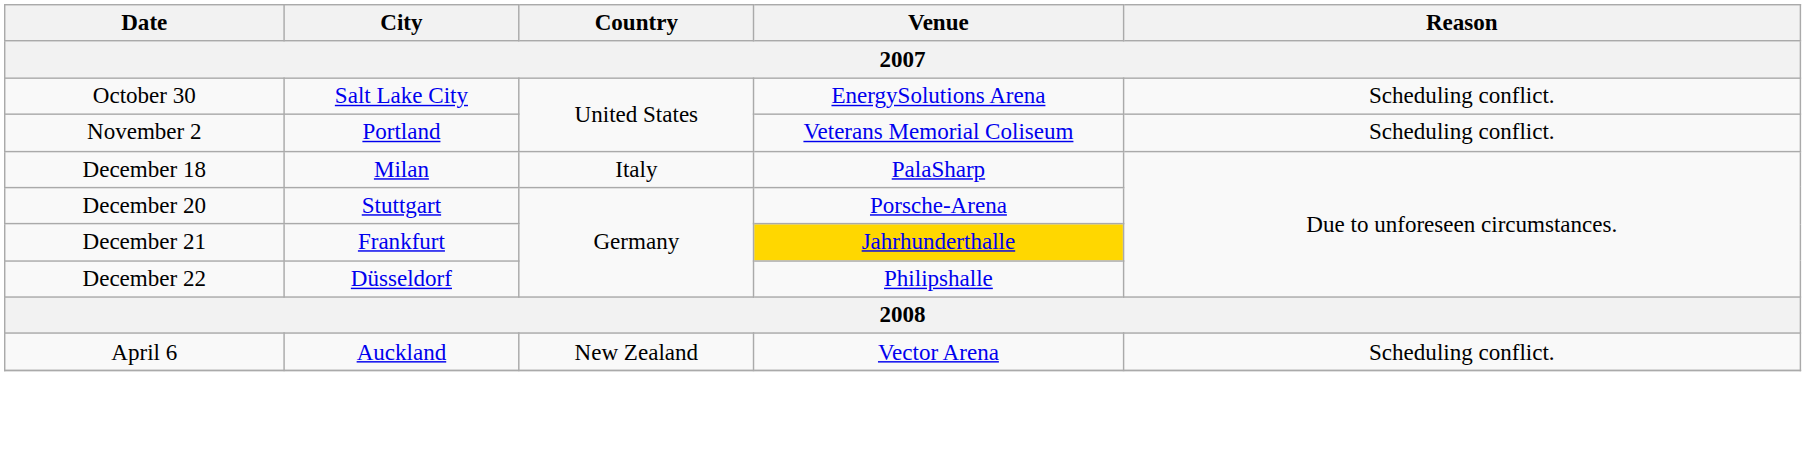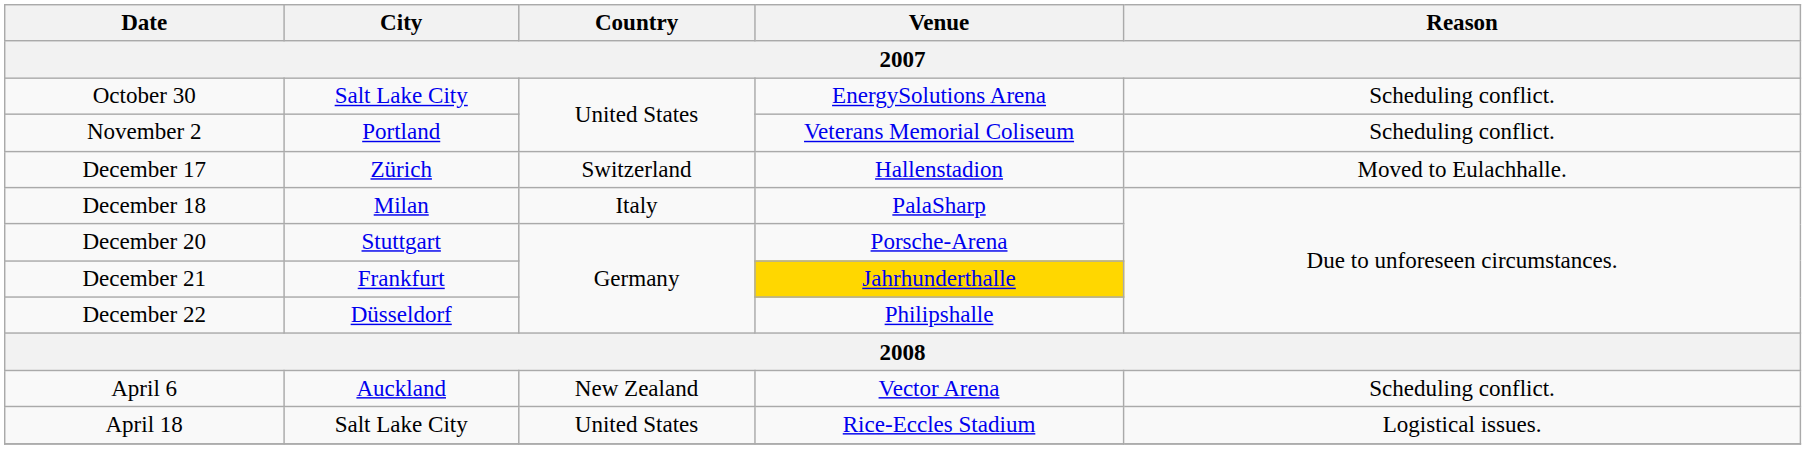+ row: (144, 168)
+ row: (144, 424)
